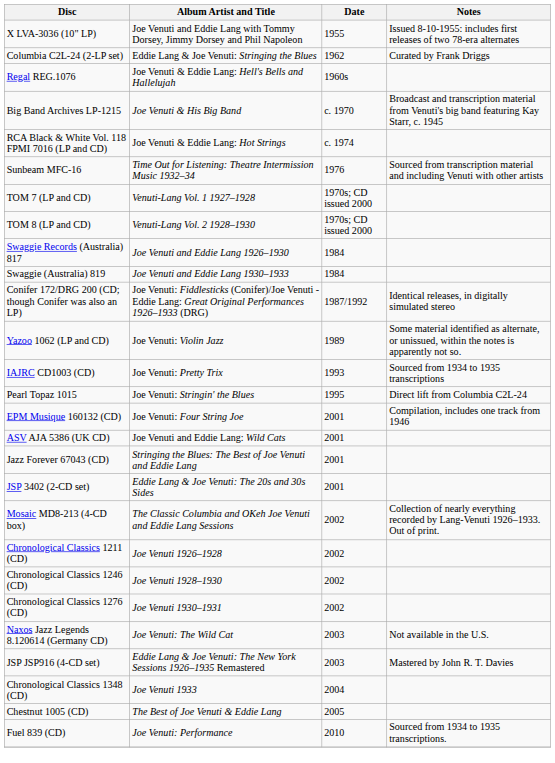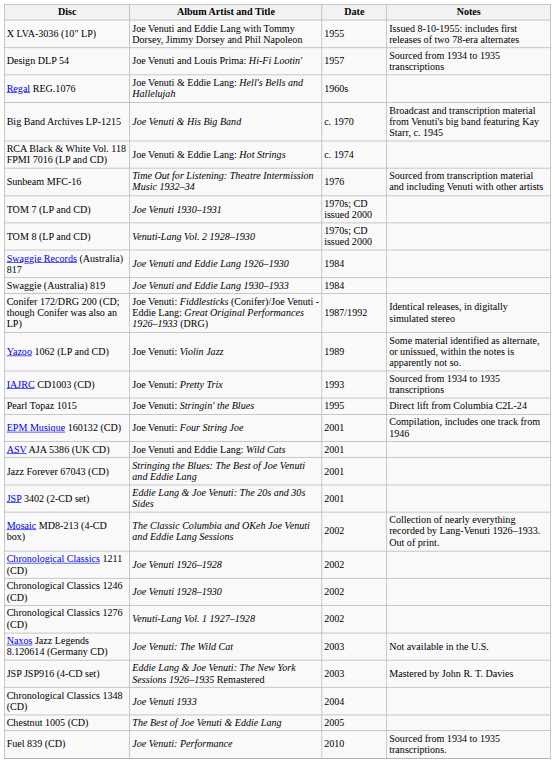+ row: (38, 61)
- row: (65, 55)
(194, 198) Venuti-Lang Vol. 1 1927–1928 -> (177, 209) Joe Venuti 1930–1931
(177, 608) Joe Venuti 1930–1931 -> (194, 619) Venuti-Lang Vol. 1 1927–1928
